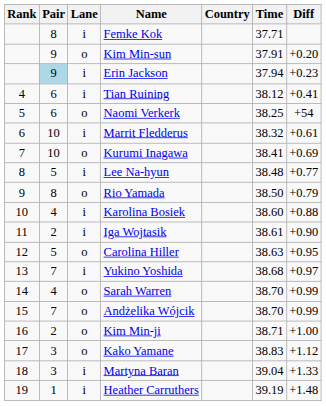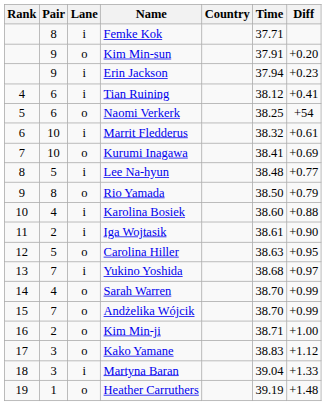(54, 73) lightblue background -> (54, 73) no background
(84, 390) i -> (84, 390) o
